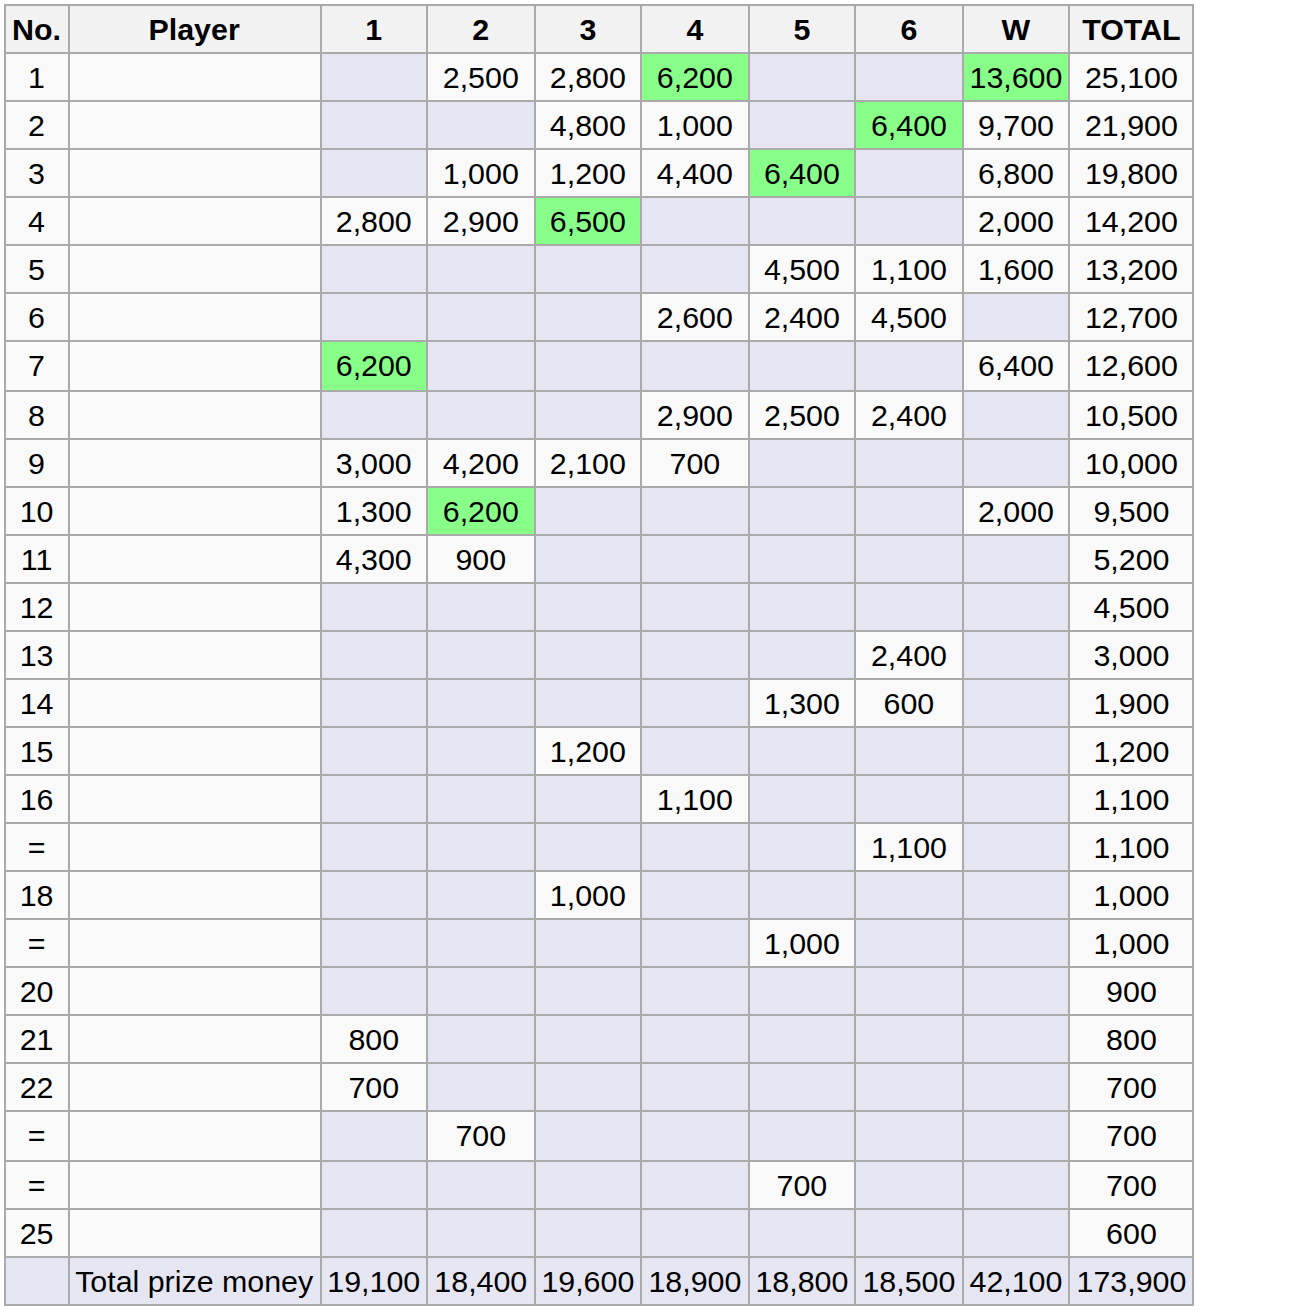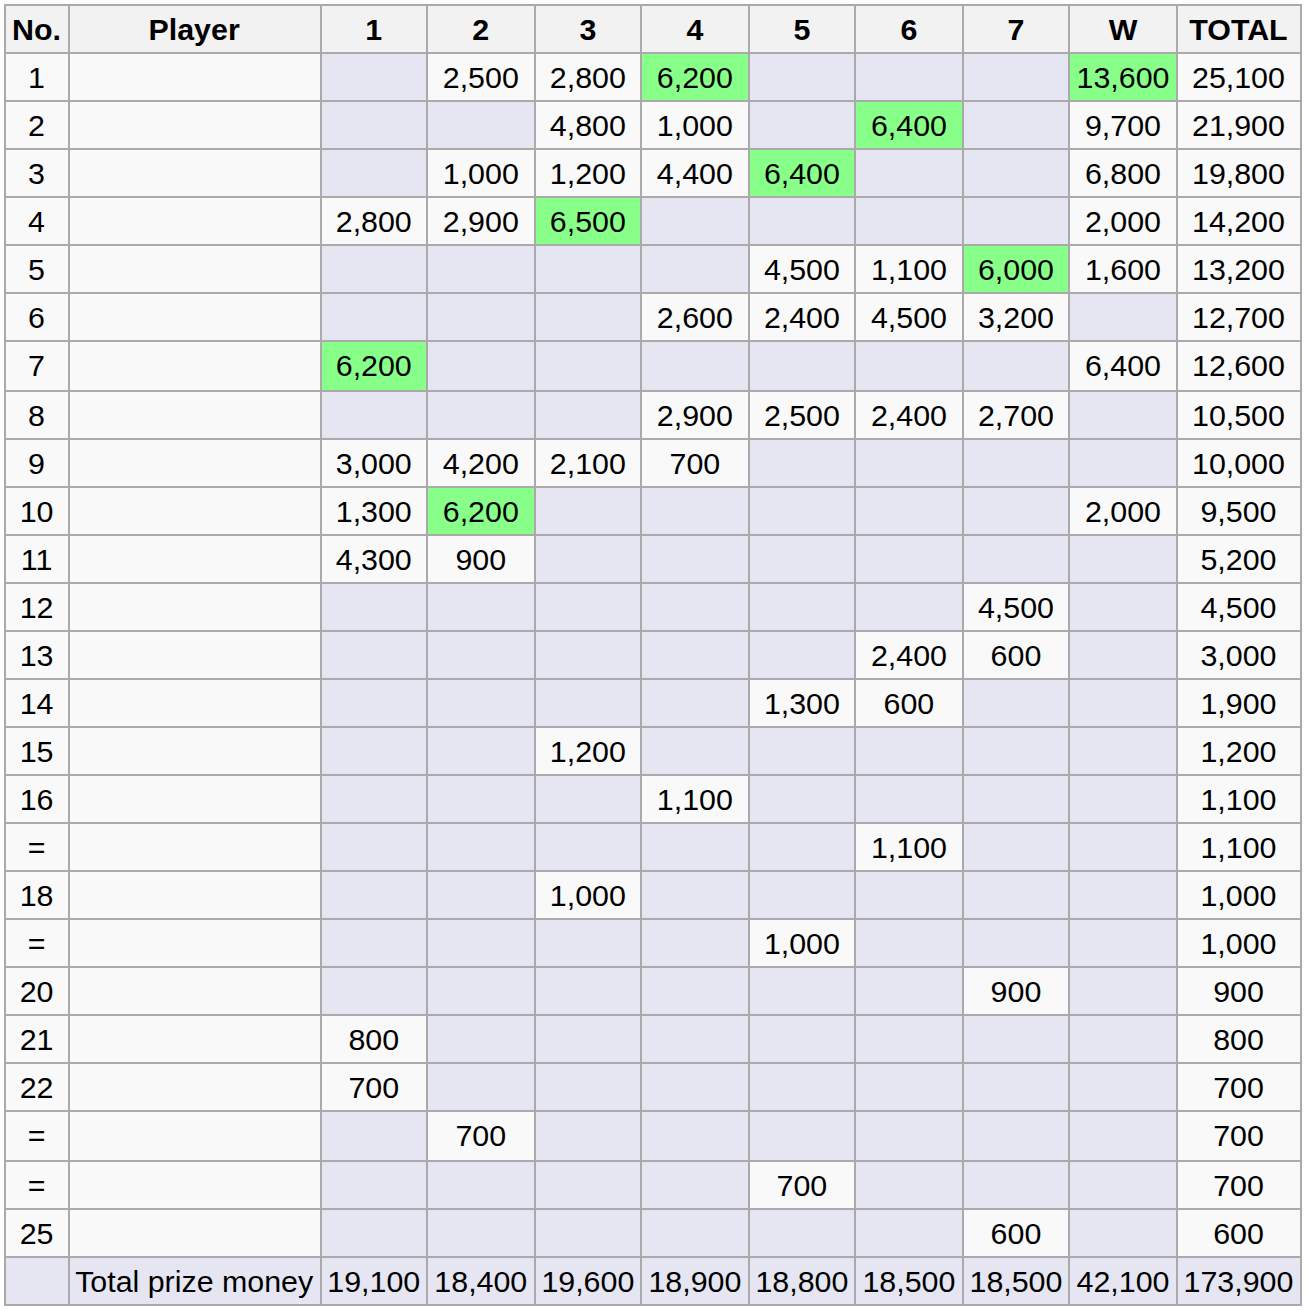+ column: (1016, 29)
